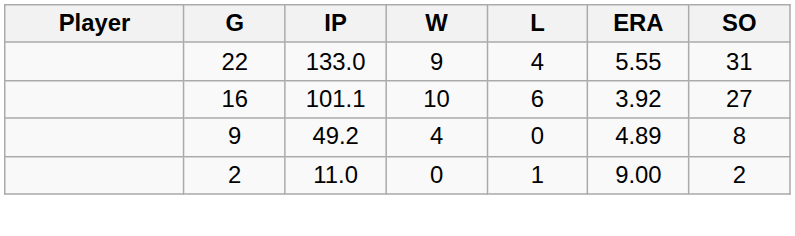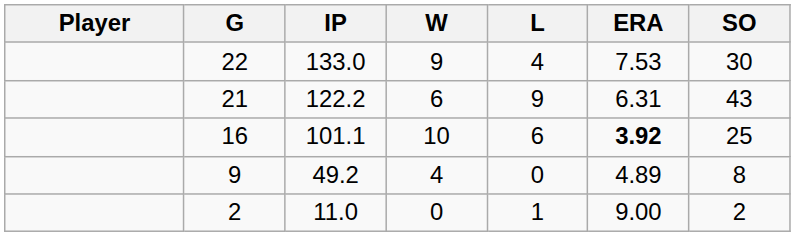(638, 61) 5.55 -> (638, 61) 7.53
(739, 61) 31 -> (739, 61) 30
+ row: (235, 99)
(638, 99) normal -> (638, 136) bold
(739, 99) 27 -> (739, 136) 25
